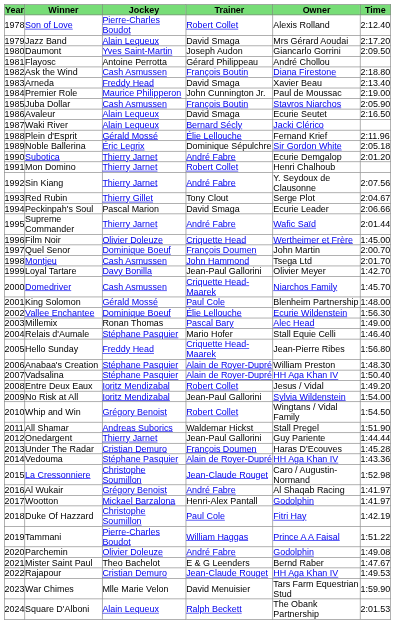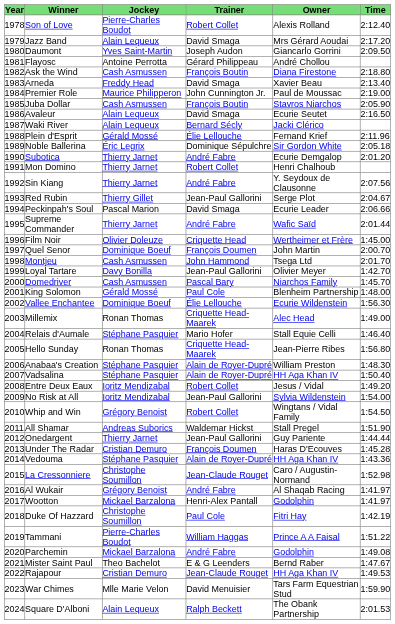(207, 198) Tony Clout -> (224, 198) Jean-Paul Gallorini
(218, 287) Criquette Head-Maarek -> (210, 282) Pascal Bary
(210, 323) Pascal Bary -> (218, 318) Criquette Head-Maarek
(128, 349) Freddy Head -> (133, 349) Ronan Thomas
(133, 552) Olivier Doleuze -> (139, 552) Mickael Barzalona
